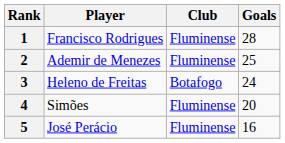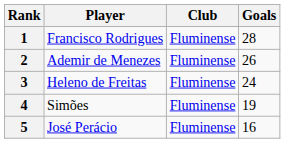(249, 60) 25 -> (249, 60) 26
(196, 82) Botafogo -> (203, 82) Fluminense
(249, 104) 20 -> (249, 104) 19
